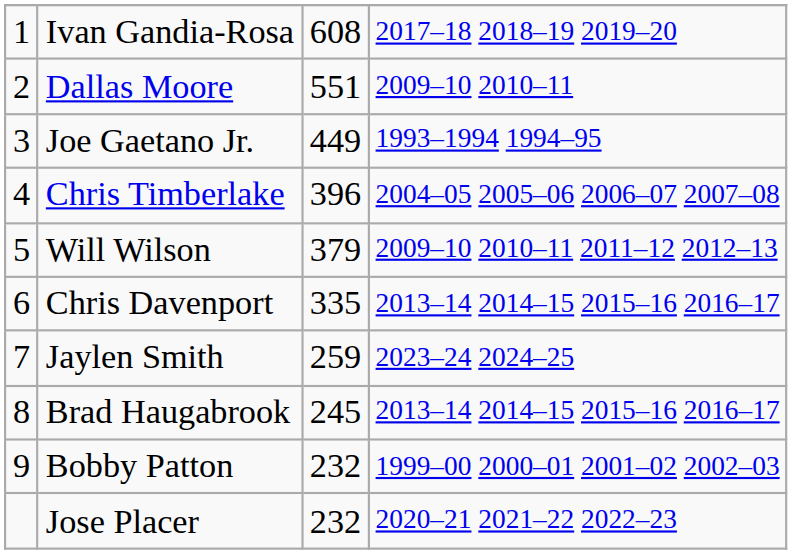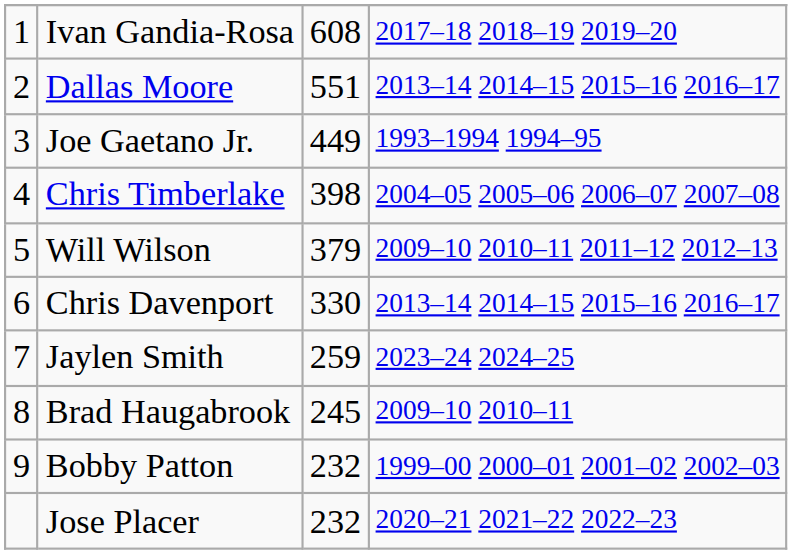(474, 85) 2009–10 2010–11 -> (578, 85) 2013–14 2014–15 2015–16 2016–17
(335, 194) 396 -> (335, 194) 398
(335, 303) 335 -> (335, 303) 330
(578, 411) 2013–14 2014–15 2015–16 2016–17 -> (474, 411) 2009–10 2010–11
